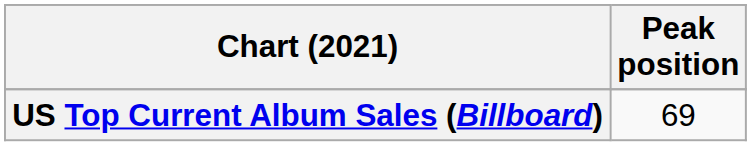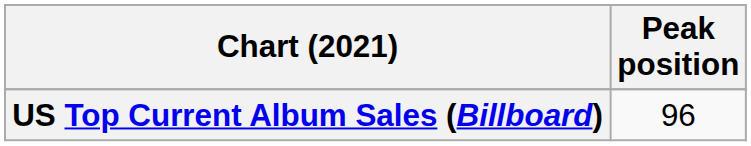(678, 114) 69 -> (678, 114) 96
